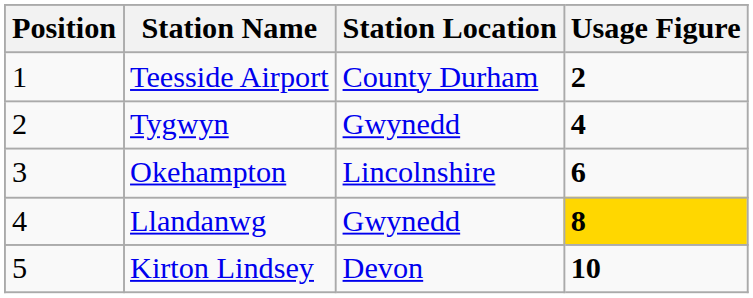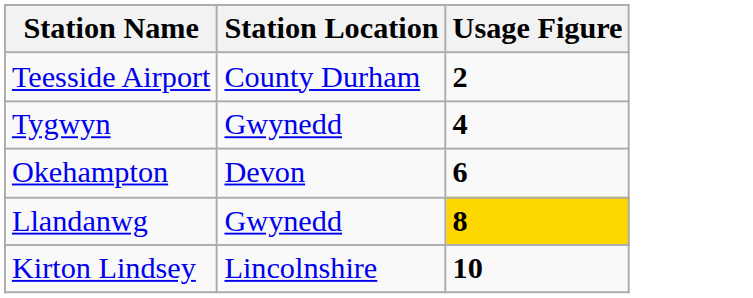- column: (64, 28)
(419, 172) Lincolnshire -> (265, 172) Devon
(383, 268) Devon -> (301, 268) Lincolnshire
